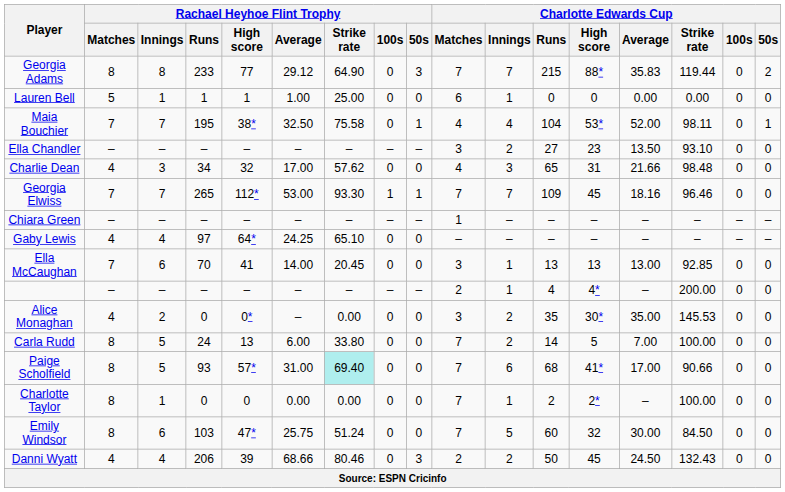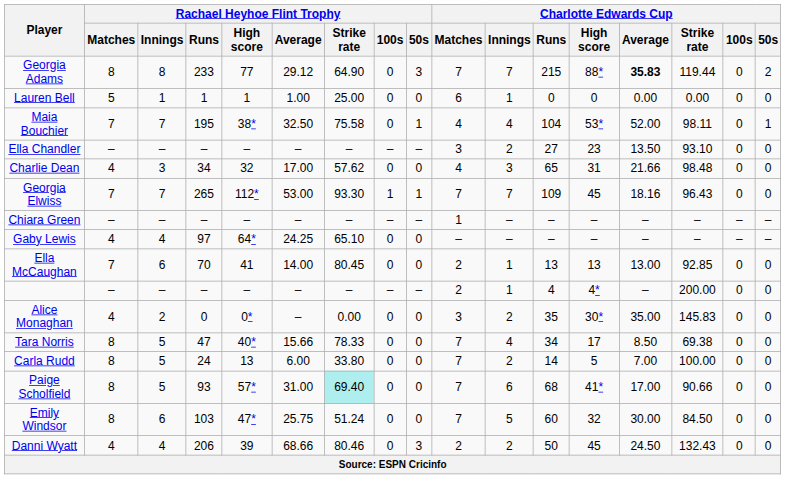(645, 72) normal -> (645, 72) bold
(697, 194) 96.46 -> (697, 194) 96.43
(349, 265) 20.45 -> (349, 265) 80.45
(458, 265) 3 -> (458, 265) 2
(697, 316) 145.53 -> (697, 316) 145.83
+ row: (44, 342)
- row: (44, 400)
